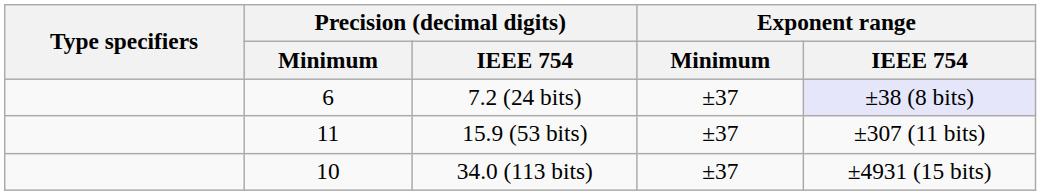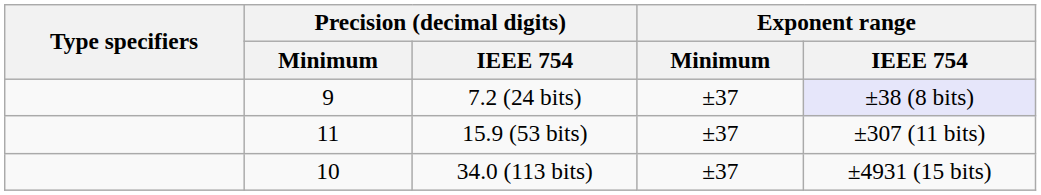(328, 97) 6 -> (328, 97) 9
